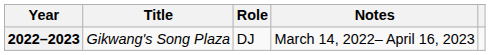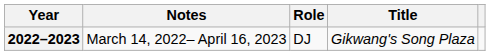columns swapped: (158, 15) <-> (375, 15)
